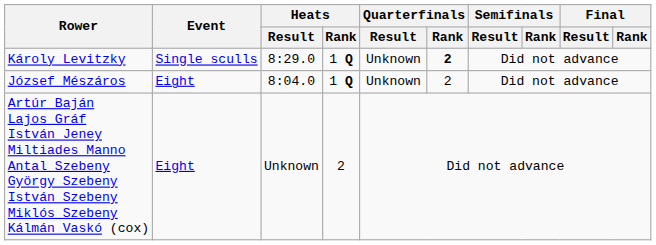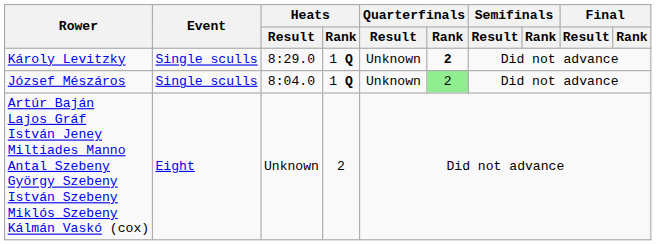(175, 81) Eight -> (207, 81) Single sculls
(448, 81) no background -> (448, 81) lightgreen background
